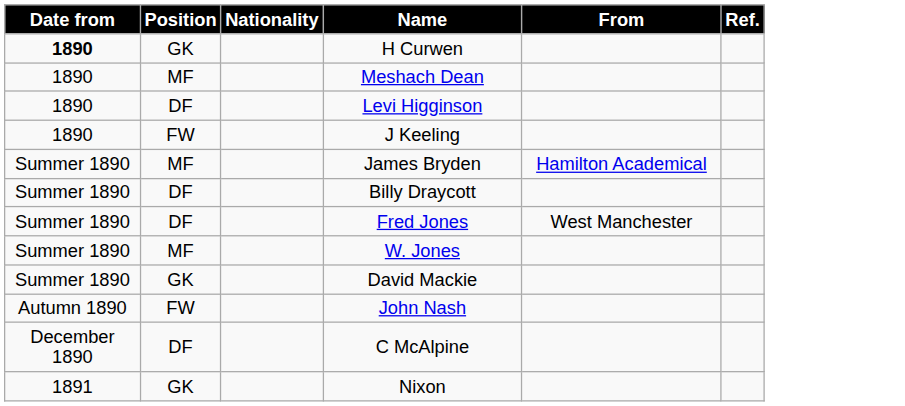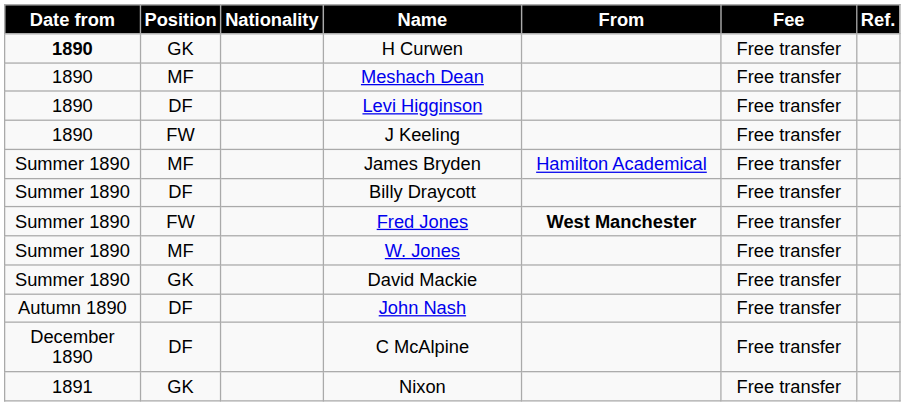+ column: (789, 19)
(181, 222) DF -> (181, 222) FW
(621, 222) normal -> (621, 222) bold
(181, 308) FW -> (181, 308) DF
